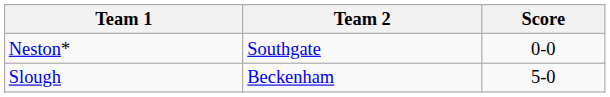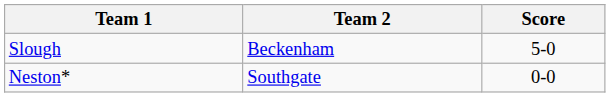rows swapped: (39, 48) <-> (35, 77)
